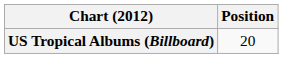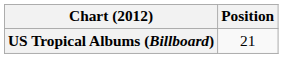(248, 41) 20 -> (248, 41) 21
